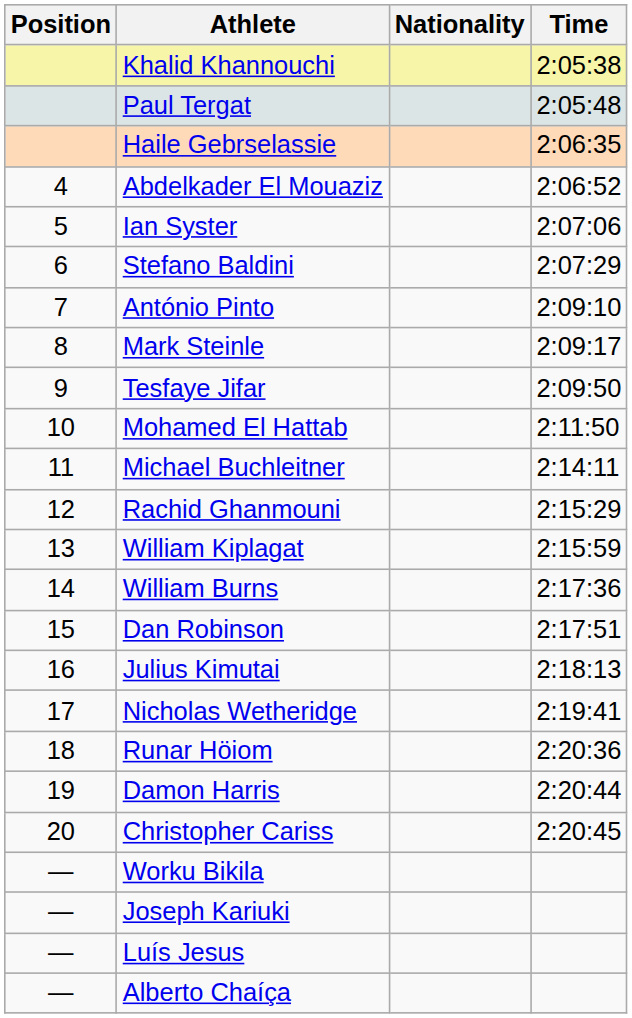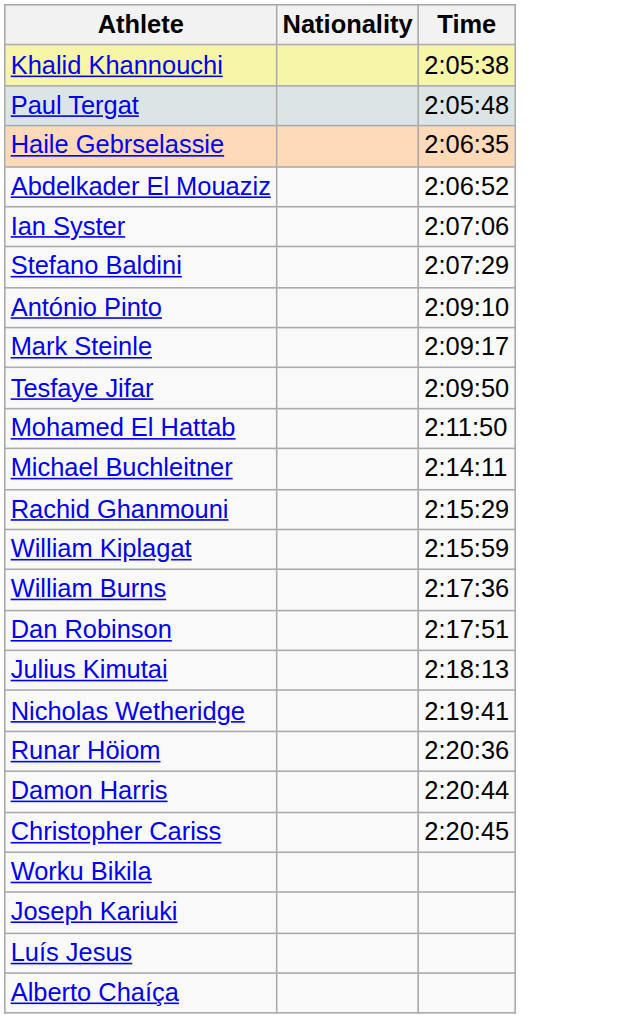- column: (61, 24)
